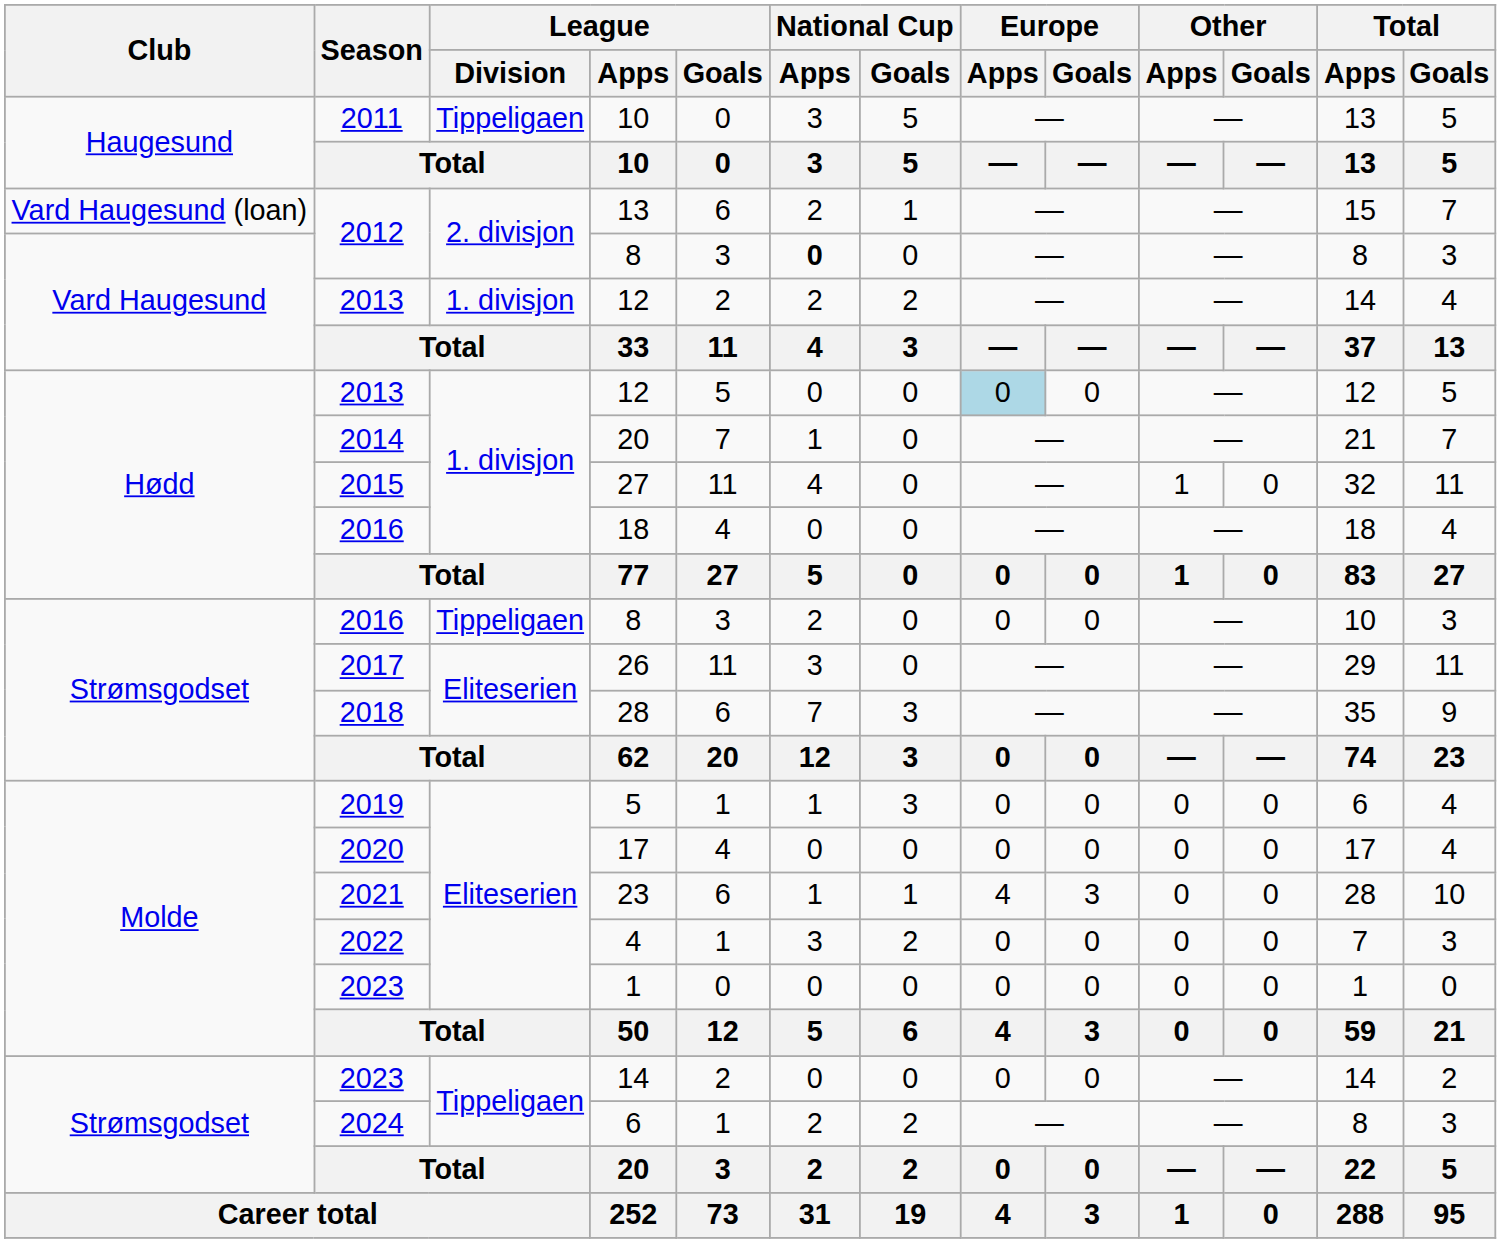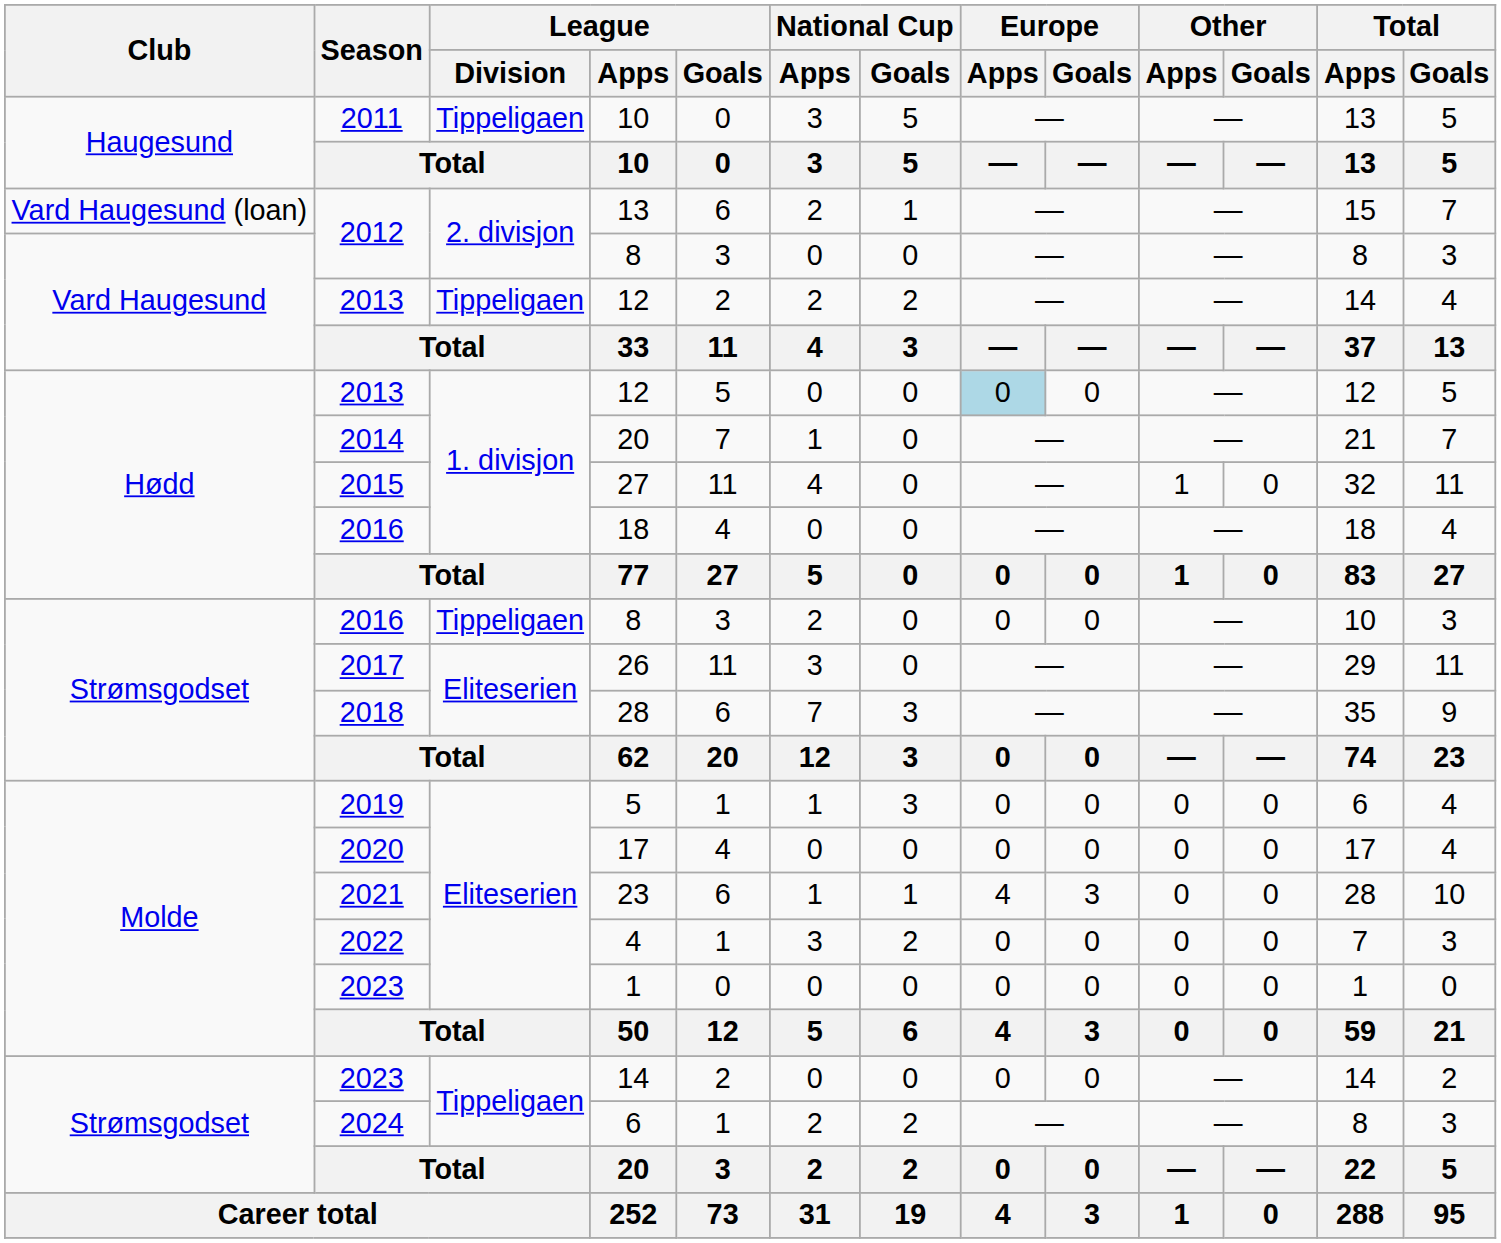(815, 255) bold -> (815, 255) normal
(510, 301) 1. divisjon -> (510, 301) Tippeligaen
